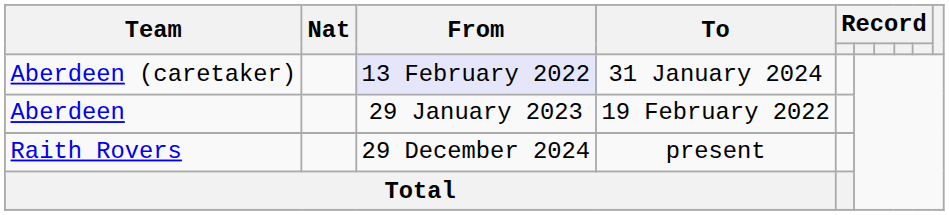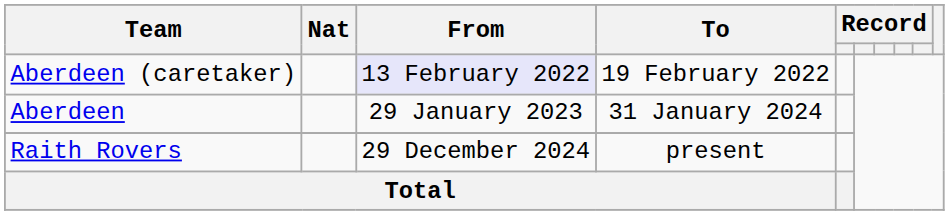(716, 74) 31 January 2024 -> (716, 74) 19 February 2022
(716, 113) 19 February 2022 -> (716, 113) 31 January 2024
